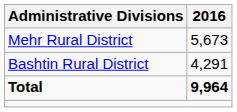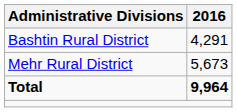rows swapped: (78, 64) <-> (70, 40)
